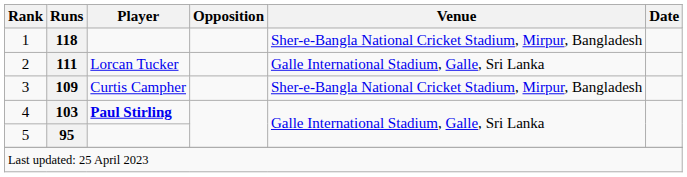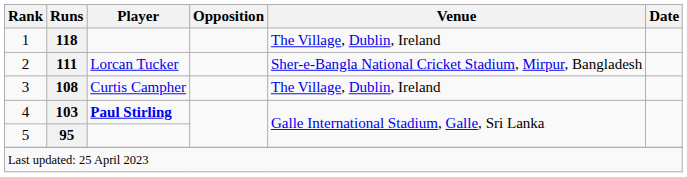(457, 40) Sher-e-Bangla National Cricket Stadium, Mirpur, Bangladesh -> (356, 40) The Village, Dublin, Ireland
(408, 64) Galle International Stadium, Galle, Sri Lanka -> (457, 64) Sher-e-Bangla National Cricket Stadium, Mirpur, Bangladesh
(67, 87) 109 -> (67, 87) 108
(457, 87) Sher-e-Bangla National Cricket Stadium, Mirpur, Bangladesh -> (356, 87) The Village, Dublin, Ireland
